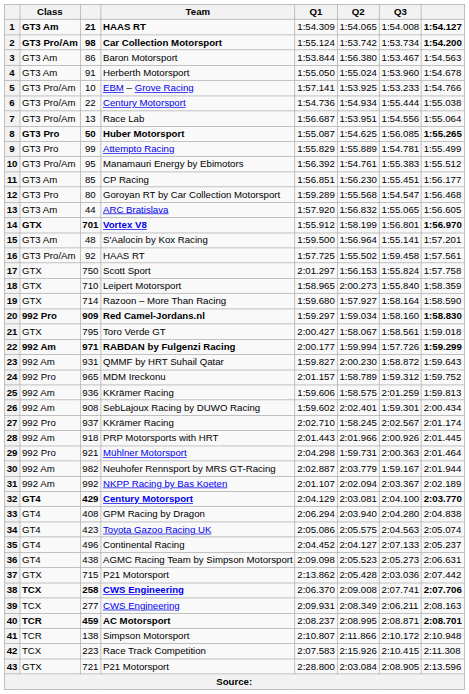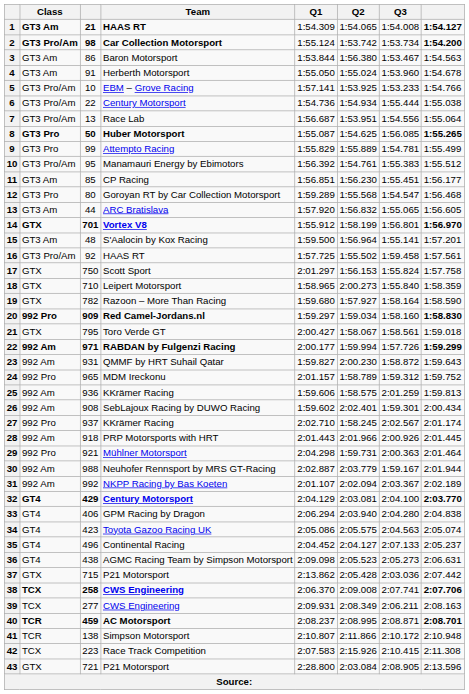(90, 301) 714 -> (90, 301) 782
(90, 468) 982 -> (90, 468) 988
(90, 514) 408 -> (90, 514) 406
